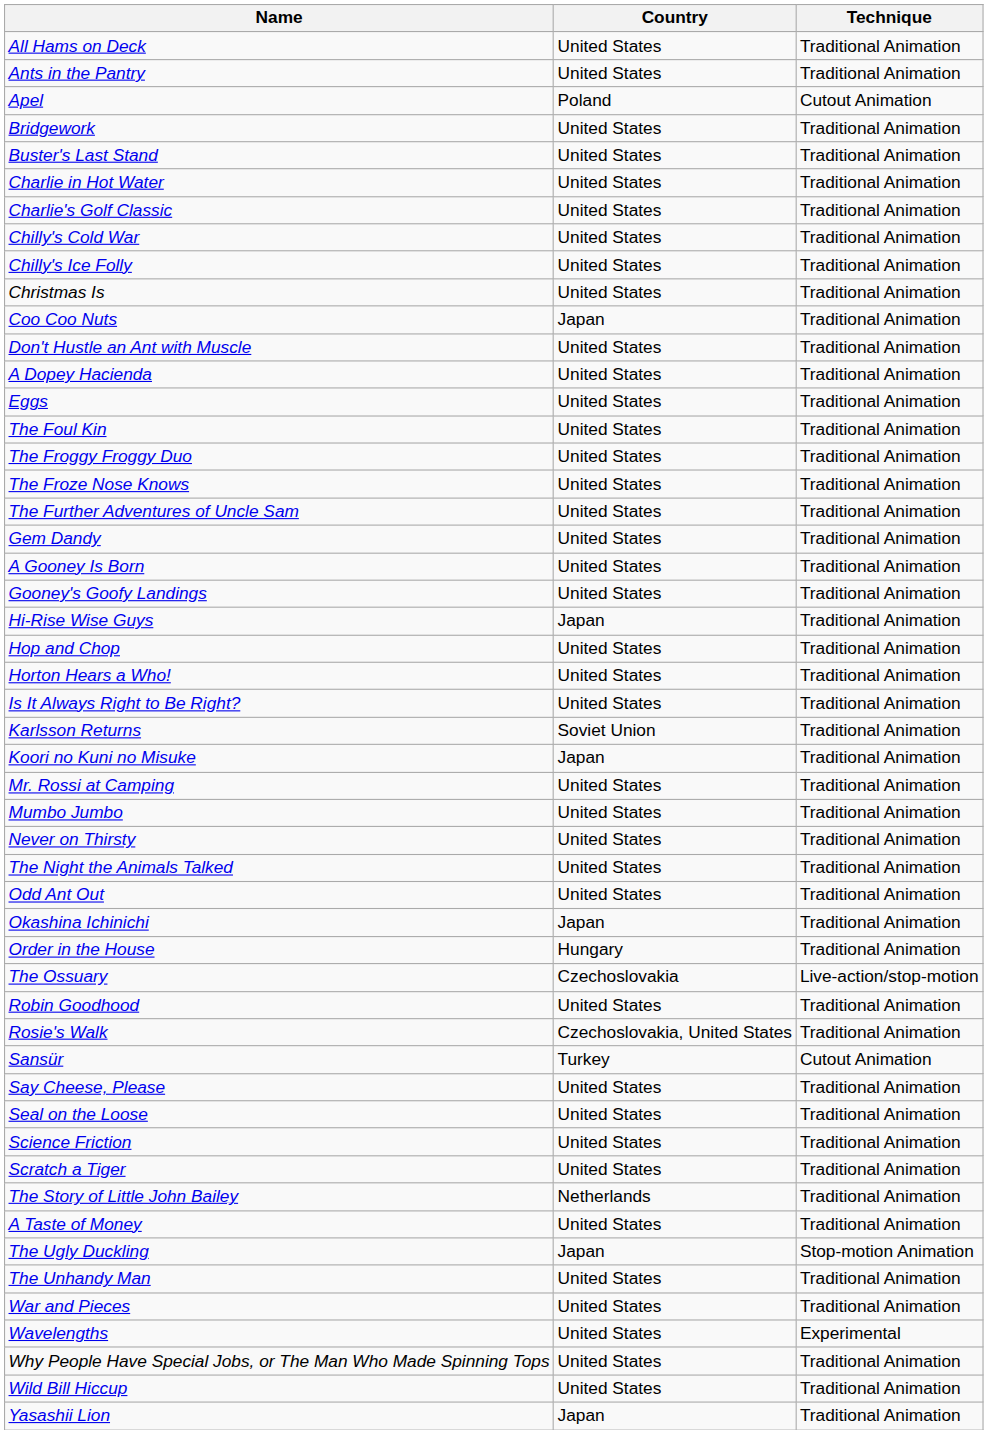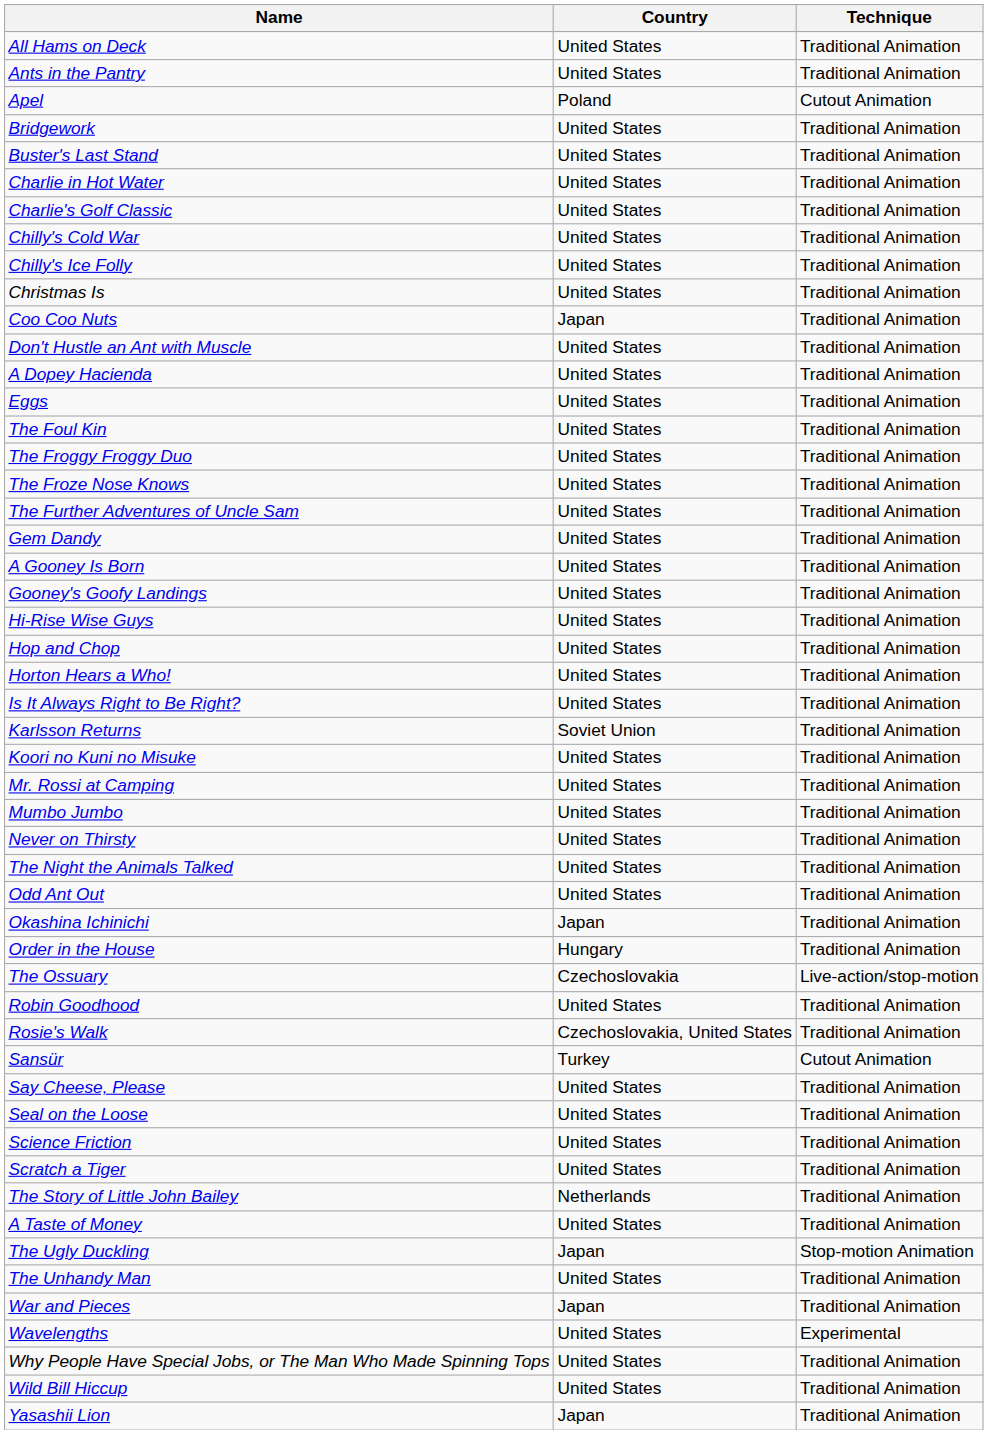(581, 621) Japan -> (609, 621) United States
(581, 758) Japan -> (609, 758) United States
(609, 1306) United States -> (581, 1306) Japan
